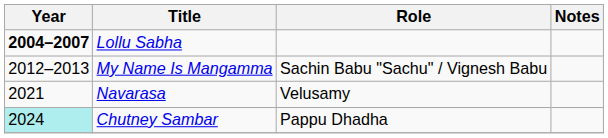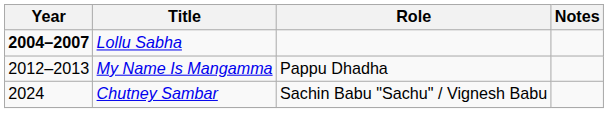(414, 68) Sachin Babu "Sachu" / Vignesh Babu -> (334, 68) Pappu Dhadha
- row: (131, 94)
(26, 119) paleturquoise background -> (26, 94) no background
(334, 119) Pappu Dhadha -> (414, 94) Sachin Babu "Sachu" / Vignesh Babu
